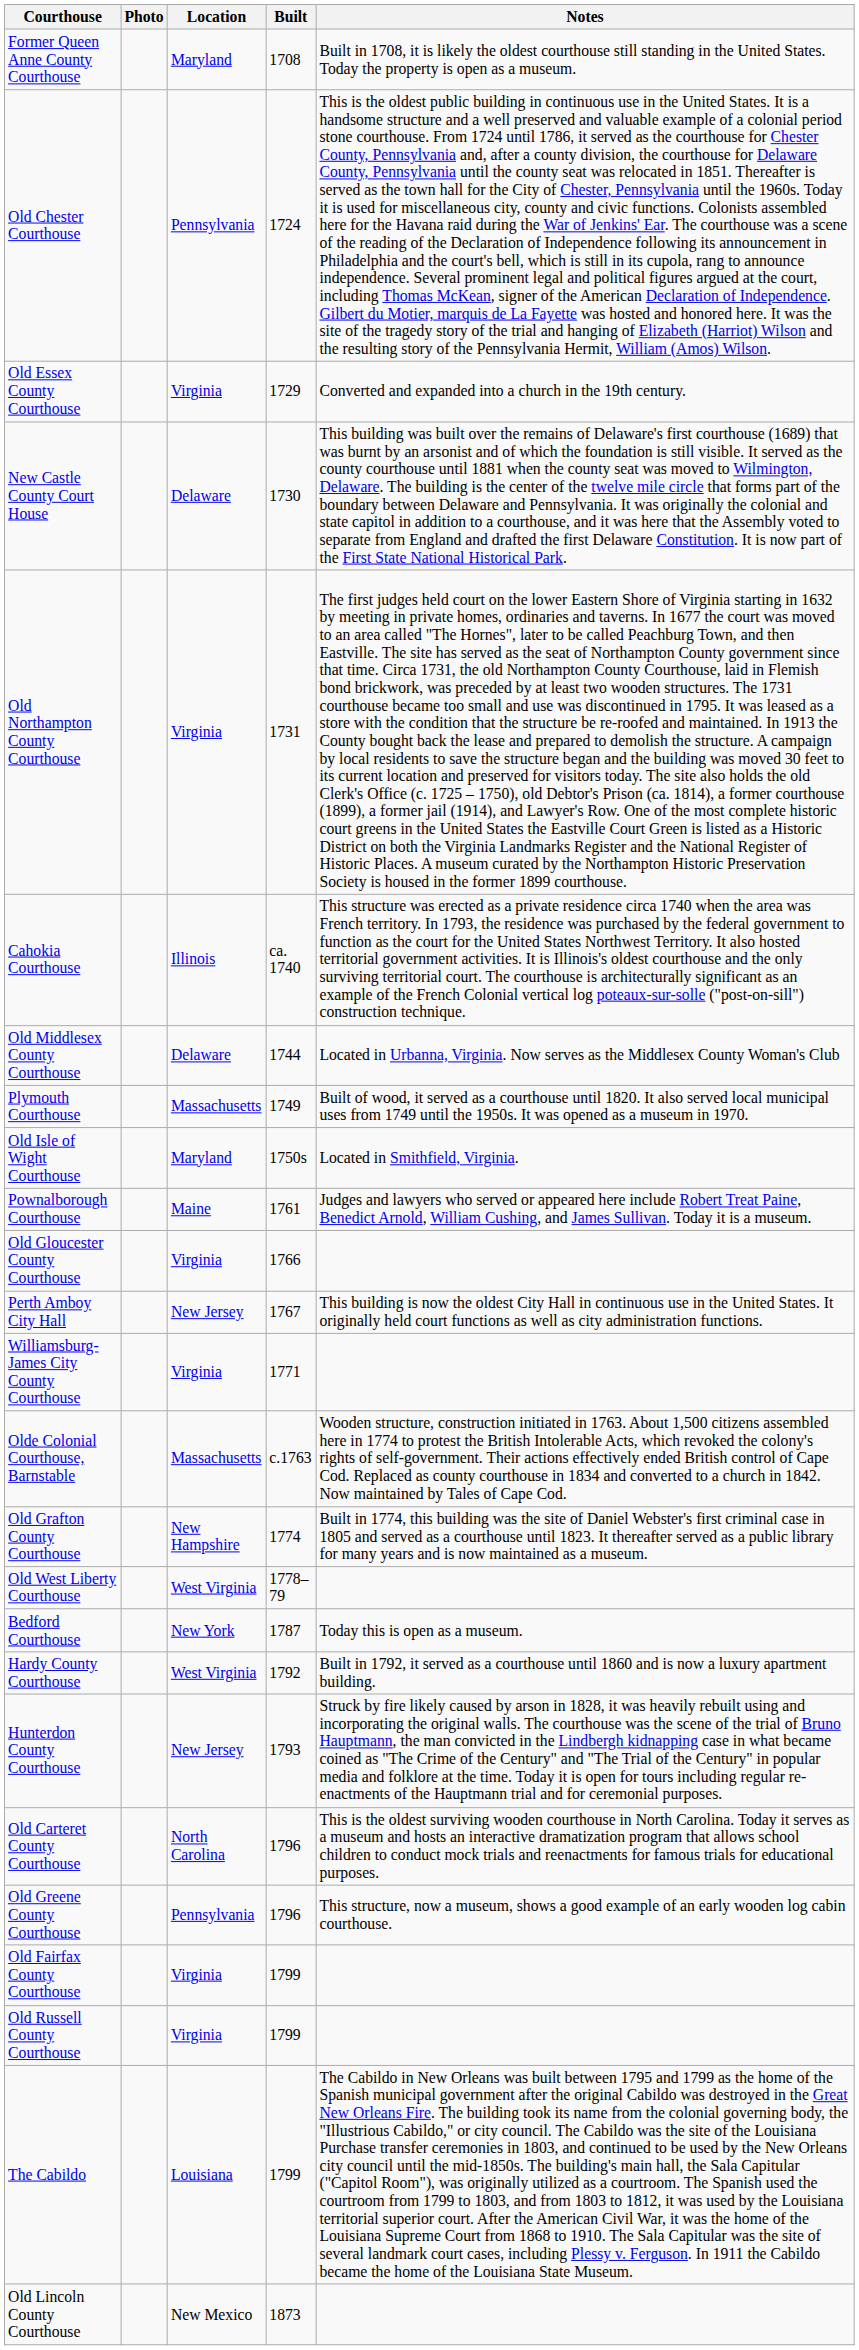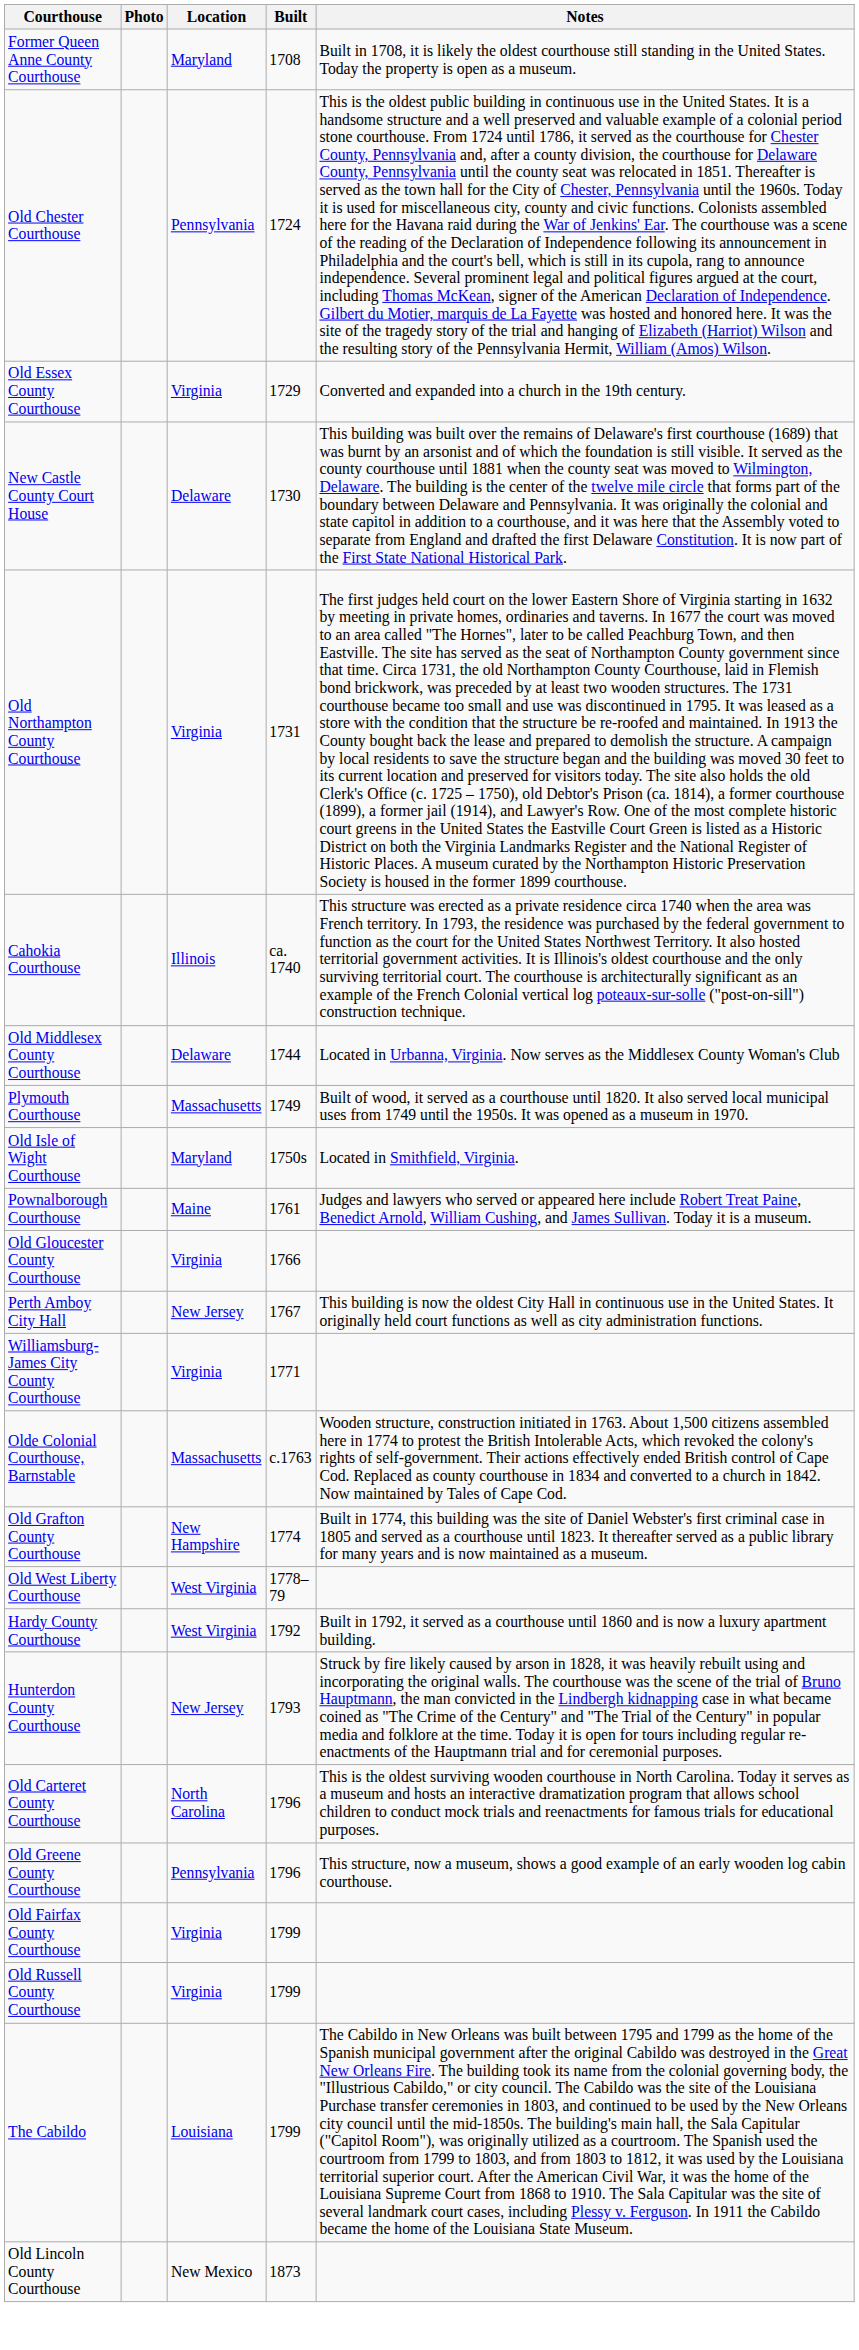- row: (44, 1630)
